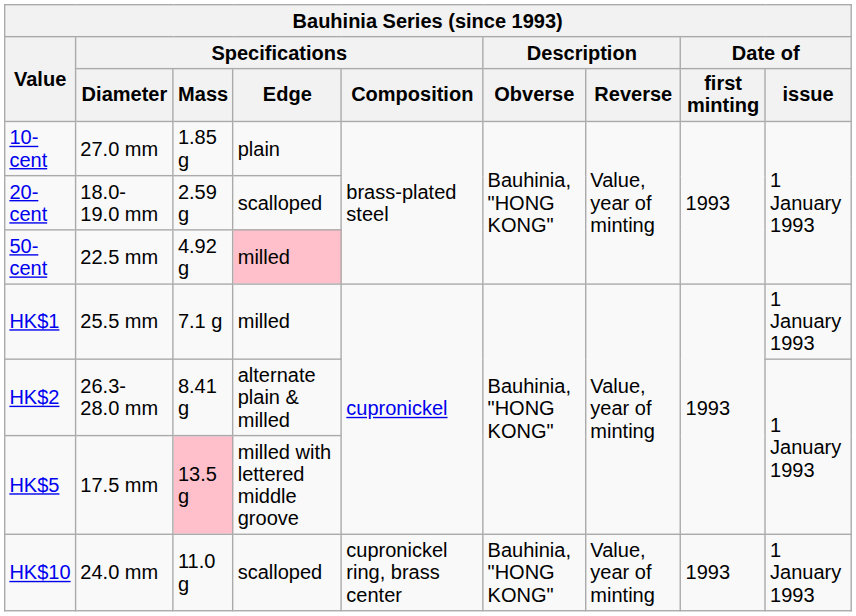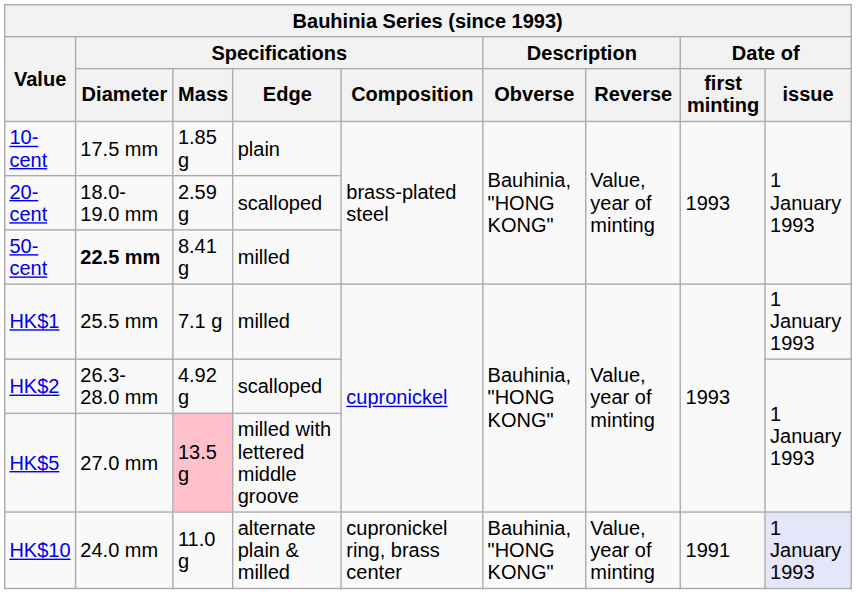(119, 149) 27.0 mm -> (119, 149) 17.5 mm
(119, 257) normal -> (120, 257) bold
(197, 257) 4.92 g -> (197, 257) 8.41 g
(264, 257) pink background -> (264, 257) no background
(197, 398) 8.41 g -> (197, 387) 4.92 g
(277, 398) alternate plain & milled -> (280, 387) scalloped
(119, 485) 17.5 mm -> (119, 463) 27.0 mm
(280, 572) scalloped -> (277, 550) alternate plain & milled
(708, 572) 1993 -> (708, 550) 1991
(806, 572) no background -> (806, 550) lavender background
